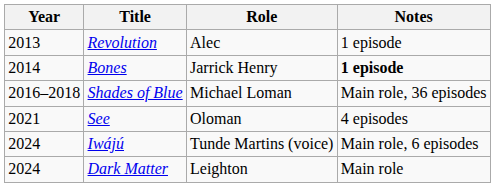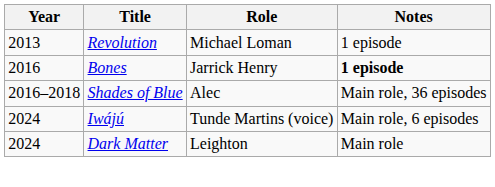(205, 42) Alec -> (241, 42) Michael Loman
(24, 67) 2014 -> (24, 67) 2016
(241, 93) Michael Loman -> (205, 93) Alec
- row: (99, 118)
